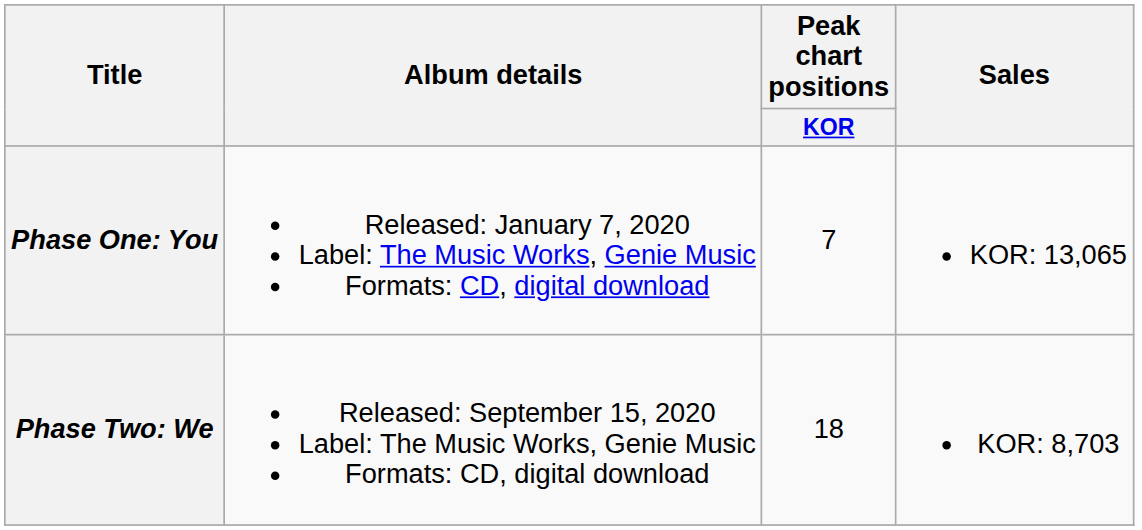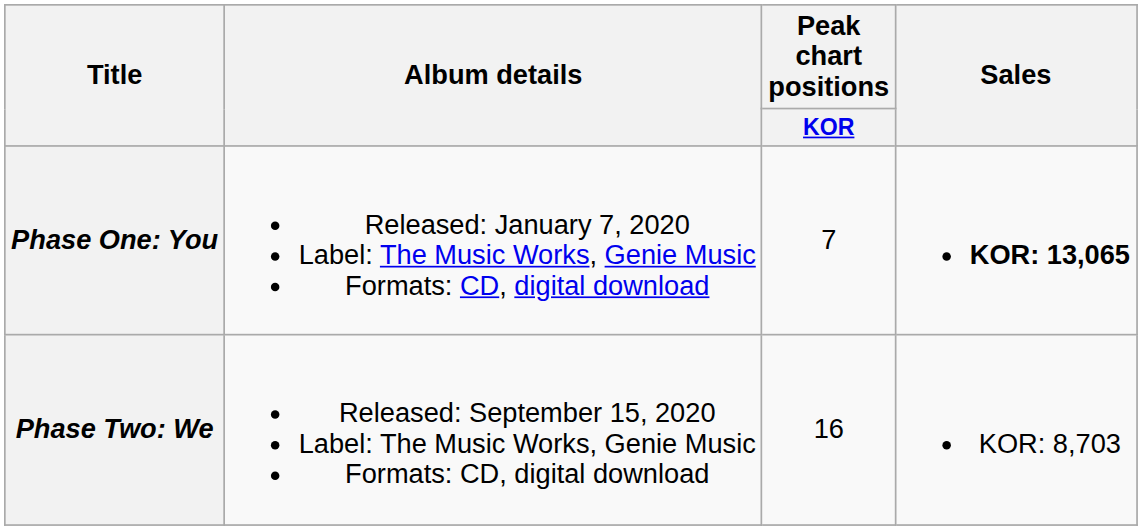(1014, 256) normal -> (1016, 256) bold
(829, 429) 18 -> (829, 429) 16
